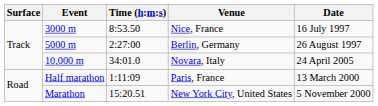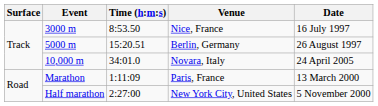(125, 45) 2:27:00 -> (127, 45) 15:20.51
(75, 77) Half marathon -> (65, 77) Marathon
(65, 93) Marathon -> (75, 93) Half marathon
(127, 93) 15:20.51 -> (125, 93) 2:27:00
